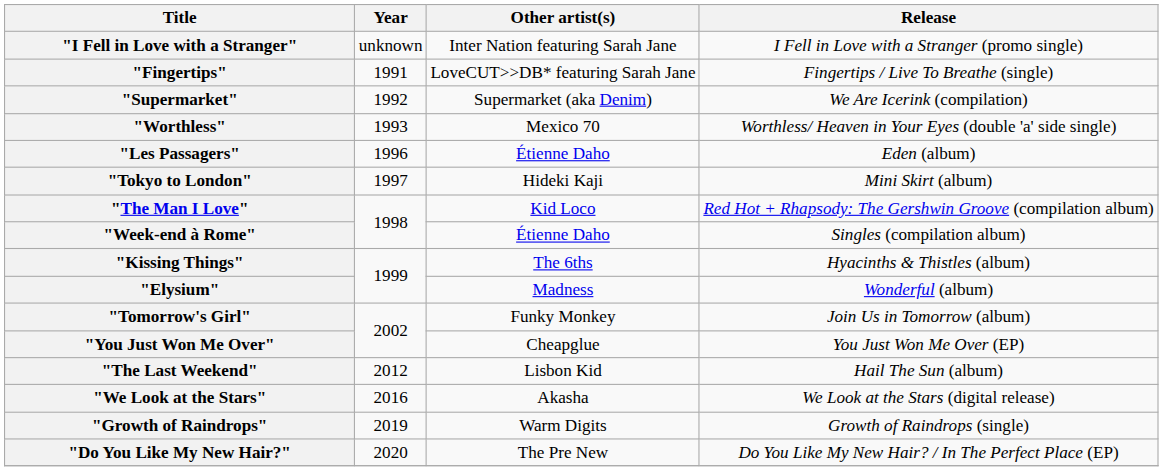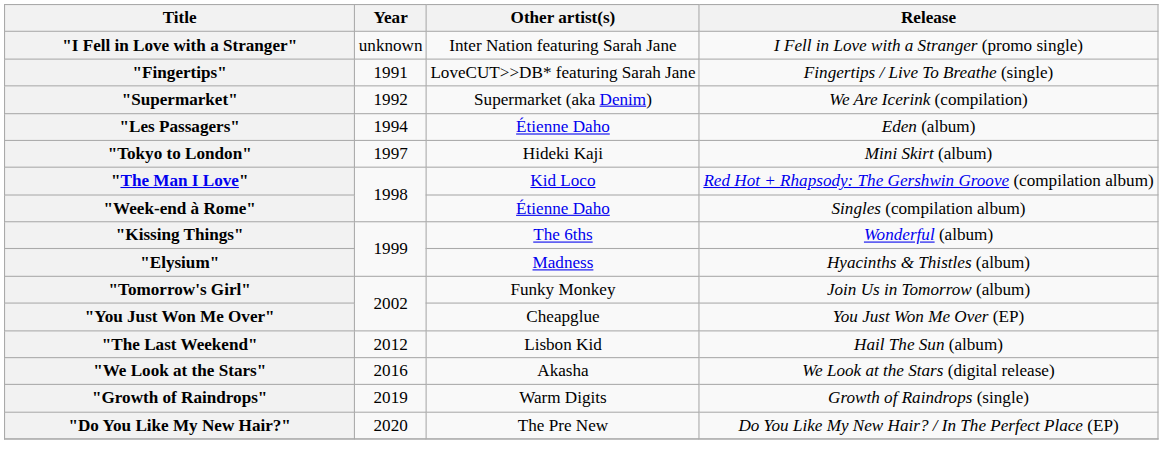- row: (180, 126)
(391, 153) 1996 -> (391, 126) 1994
(929, 262) Hyacinths & Thistles (album) -> (929, 235) Wonderful (album)
(929, 289) Wonderful (album) -> (929, 262) Hyacinths & Thistles (album)
